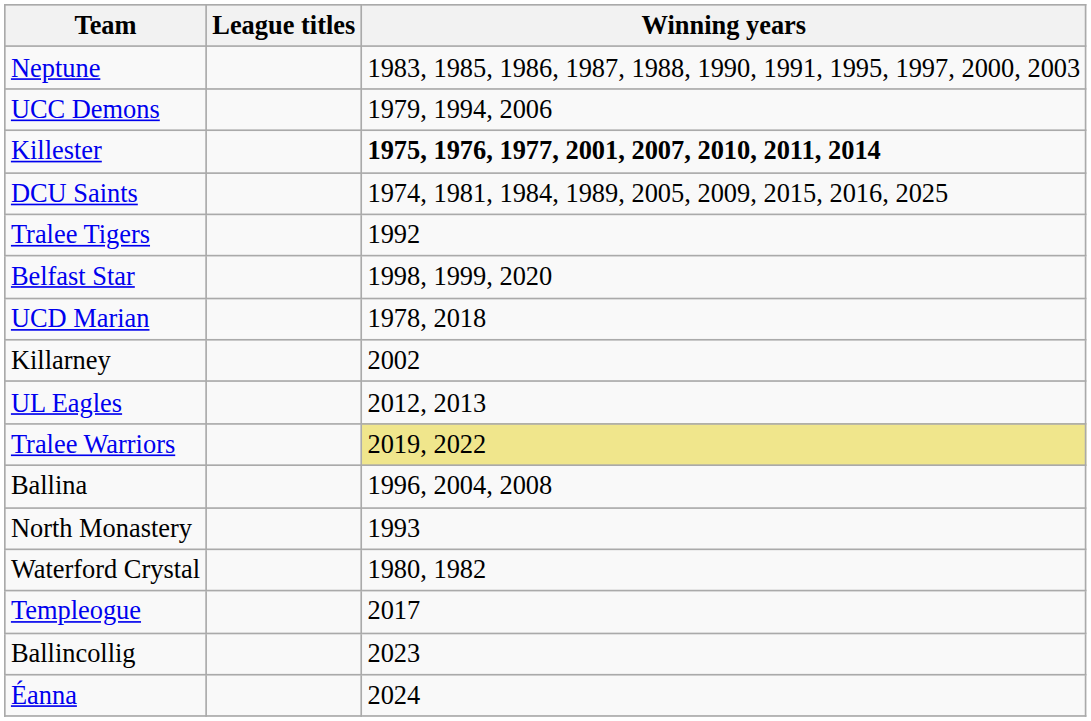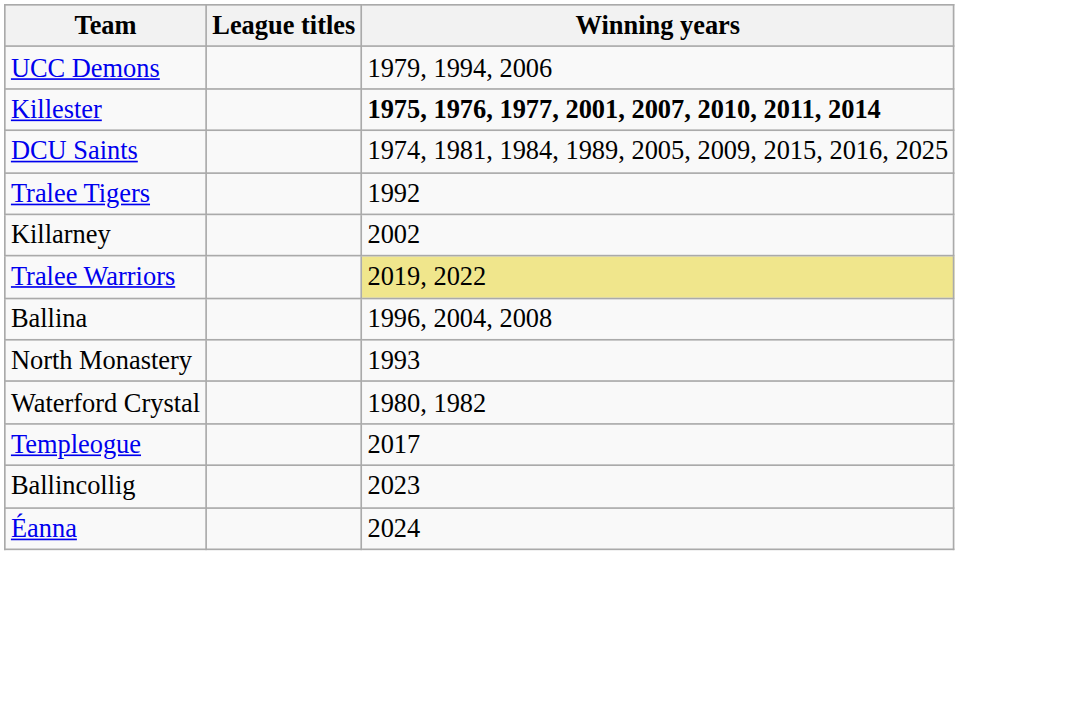- row: (56, 67)
- row: (73, 276)
- row: (80, 318)
- row: (67, 402)
